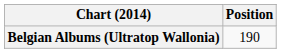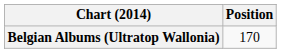(250, 37) 190 -> (250, 37) 170
